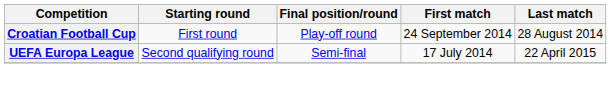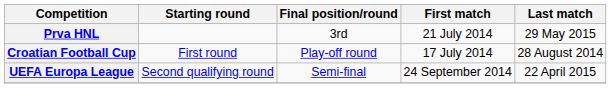+ row: (72, 33)
(458, 33) 24 September 2014 -> (458, 53) 17 July 2014
(458, 53) 17 July 2014 -> (458, 72) 24 September 2014
